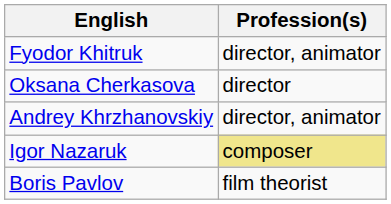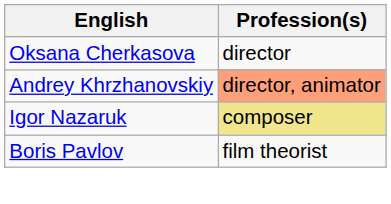- row: (76, 53)
(302, 118) no background -> (302, 85) lightsalmon background
